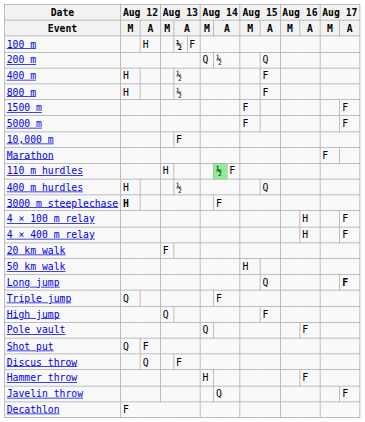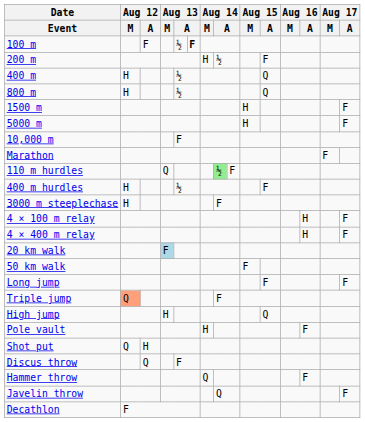(146, 44) H -> (146, 44) F
(179, 44) bold -> (179, 44) normal
(192, 44) normal -> (192, 44) bold
(206, 60) Q -> (206, 60) H
(265, 60) Q -> (265, 60) F
(265, 76) F -> (265, 76) Q
(265, 92) F -> (265, 92) Q
(245, 108) F -> (245, 108) H
(245, 124) F -> (245, 124) H
(166, 171) H -> (166, 171) Q
(265, 187) Q -> (265, 187) F
(126, 203) bold -> (126, 203) normal
(166, 251) no background -> (166, 251) lightblue background
(245, 267) H -> (245, 267) F
(265, 282) Q -> (265, 282) F
(345, 282) bold -> (345, 282) normal
(126, 298) no background -> (126, 298) lightsalmon background
(166, 314) Q -> (166, 314) H
(265, 314) F -> (265, 314) Q
(206, 330) Q -> (206, 330) H
(146, 346) F -> (146, 346) H
(206, 378) H -> (206, 378) Q
